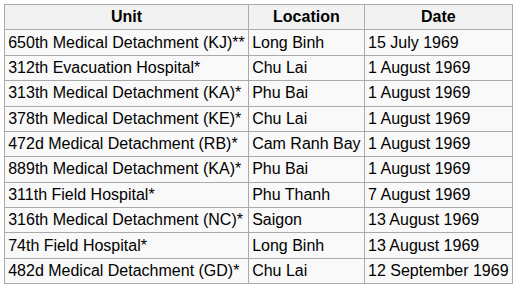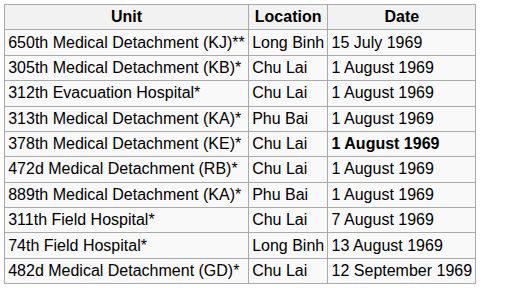+ row: (125, 67)
(419, 118) normal -> (386, 144) bold
(306, 144) Cam Ranh Bay -> (280, 169) Chu Lai
(291, 194) Phu Thanh -> (280, 220) Chu Lai
- row: (126, 220)
